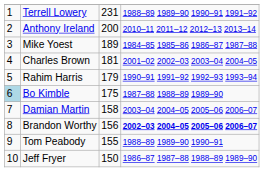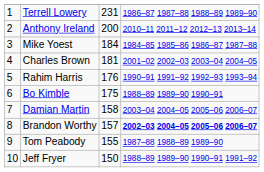(190, 12) 1988–89 1989–90 1990–91 1991–92 -> (190, 12) 1986–87 1987–88 1988–89 1989–90
(110, 45) 189 -> (110, 45) 184
(110, 77) 179 -> (110, 77) 176
(10, 93) lightblue background -> (10, 93) no background
(173, 94) 1987–88 1988–89 1989–90 -> (173, 94) 1988–89 1989–90 1990–91
(110, 126) 156 -> (110, 126) 157
(173, 142) 1988–89 1989–90 1990–91 -> (173, 142) 1987–88 1988–89 1989–90
(190, 159) 1986–87 1987–88 1988–89 1989–90 -> (190, 159) 1988–89 1989–90 1990–91 1991–92
